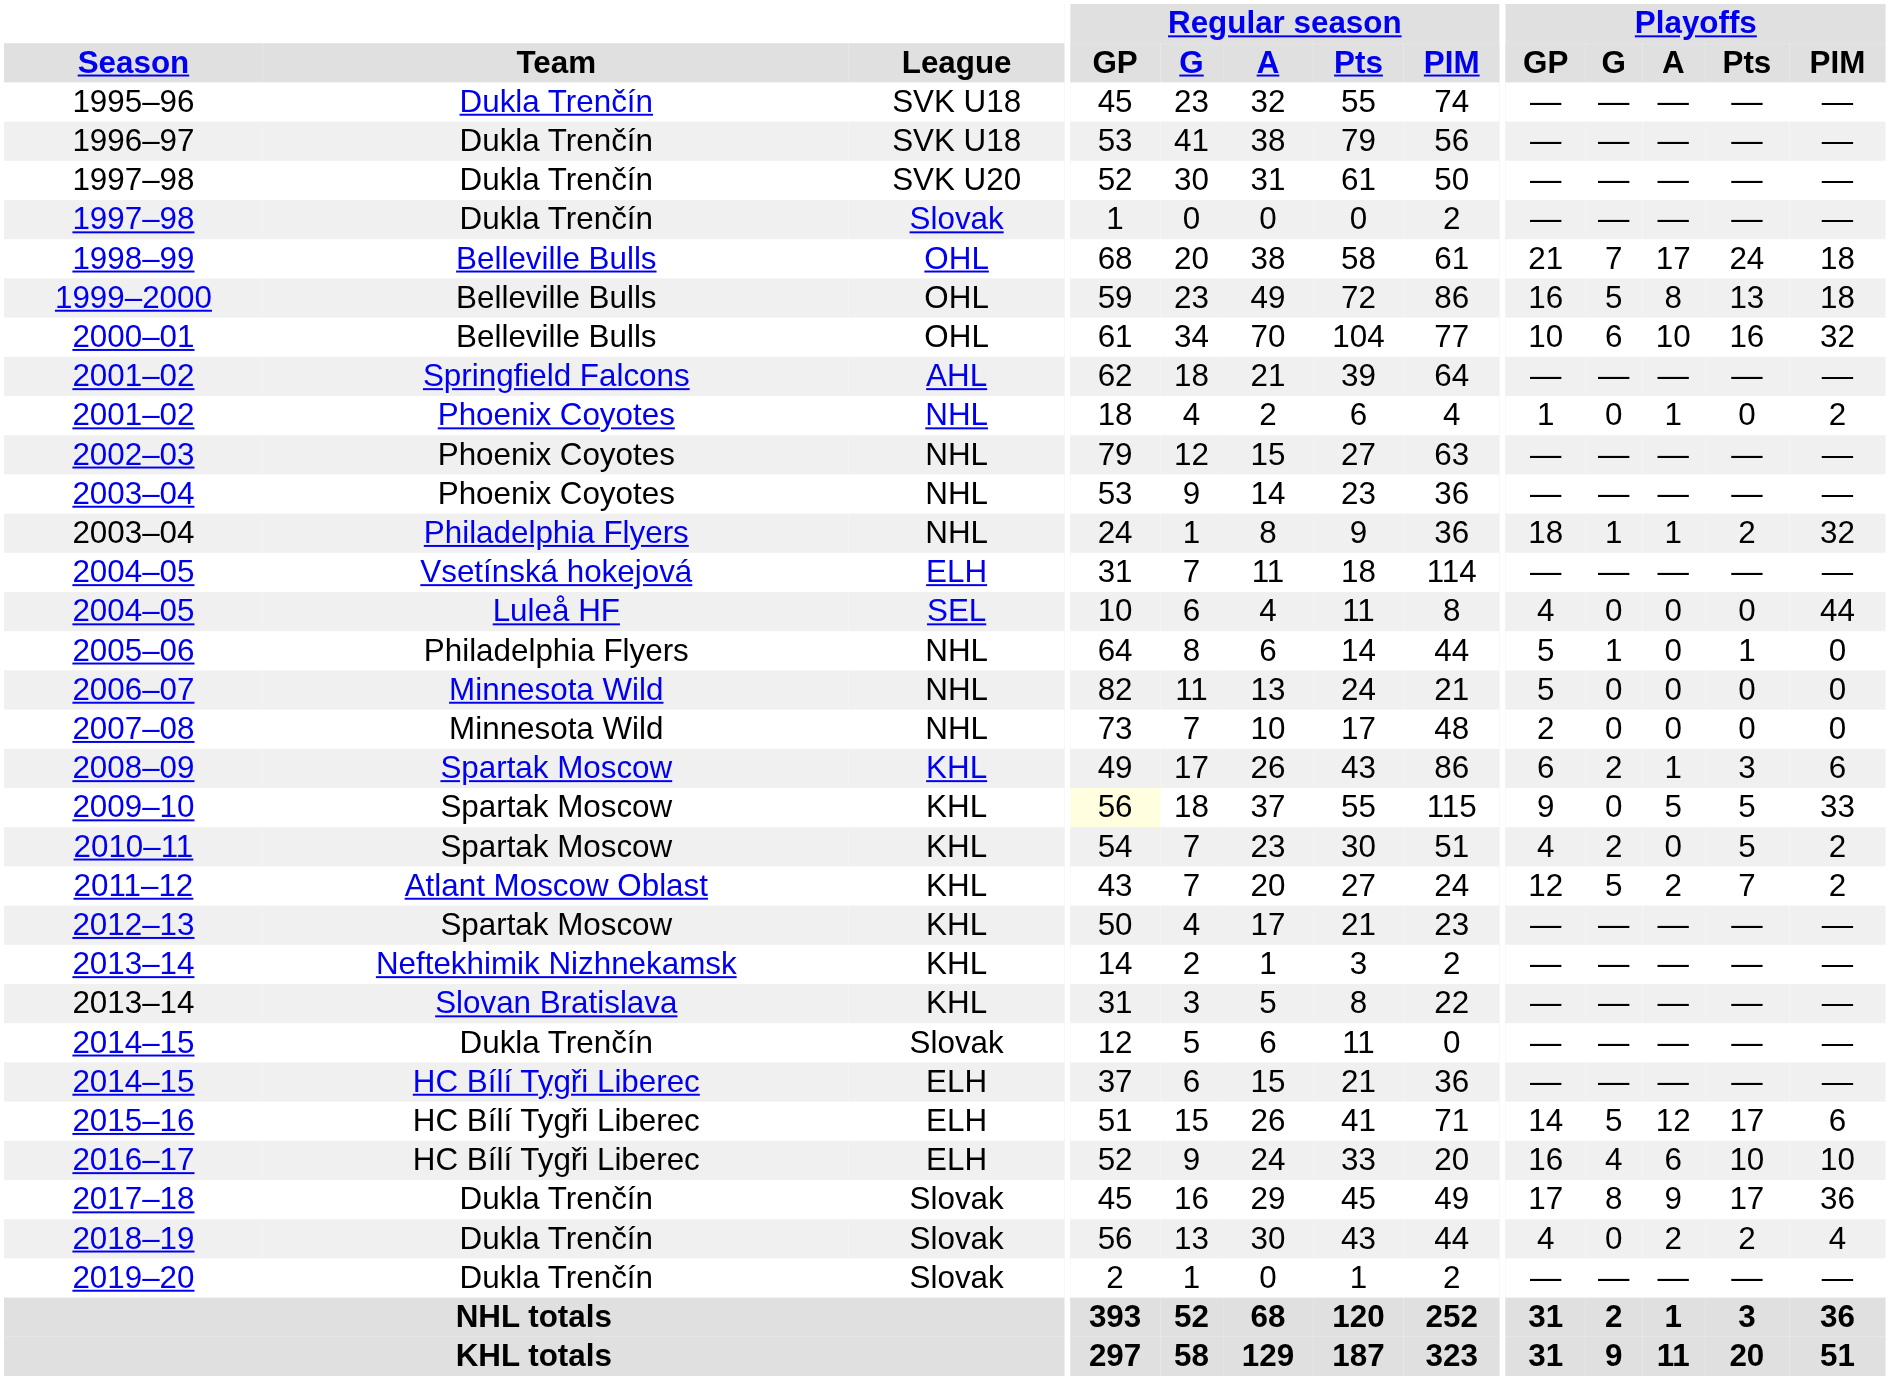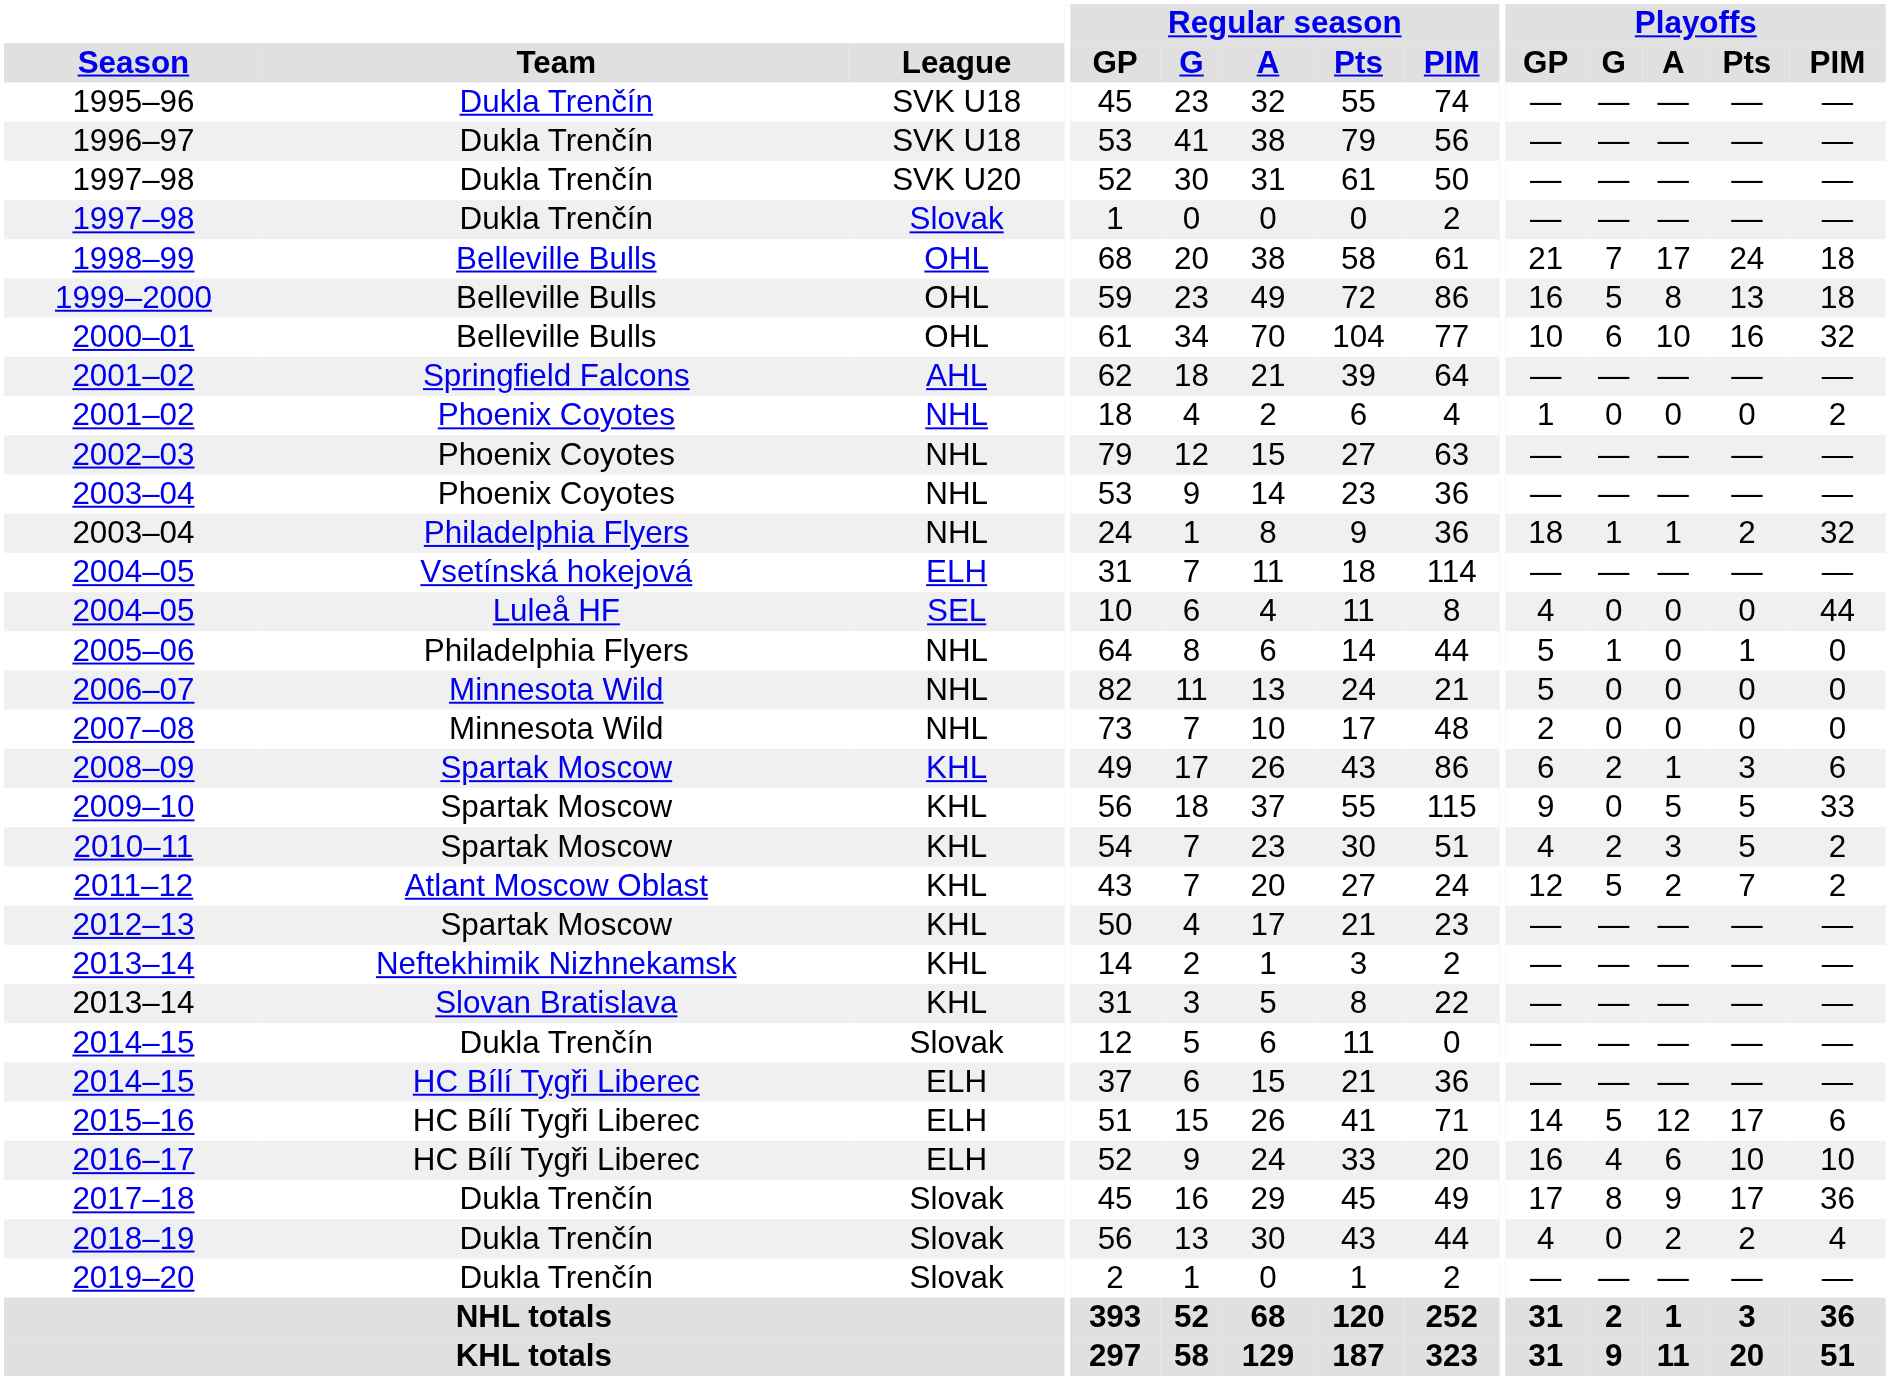(1673, 415) 1 -> (1673, 415) 0
(1115, 807) lightyellow background -> (1115, 807) no background
(1673, 846) 0 -> (1673, 846) 3
